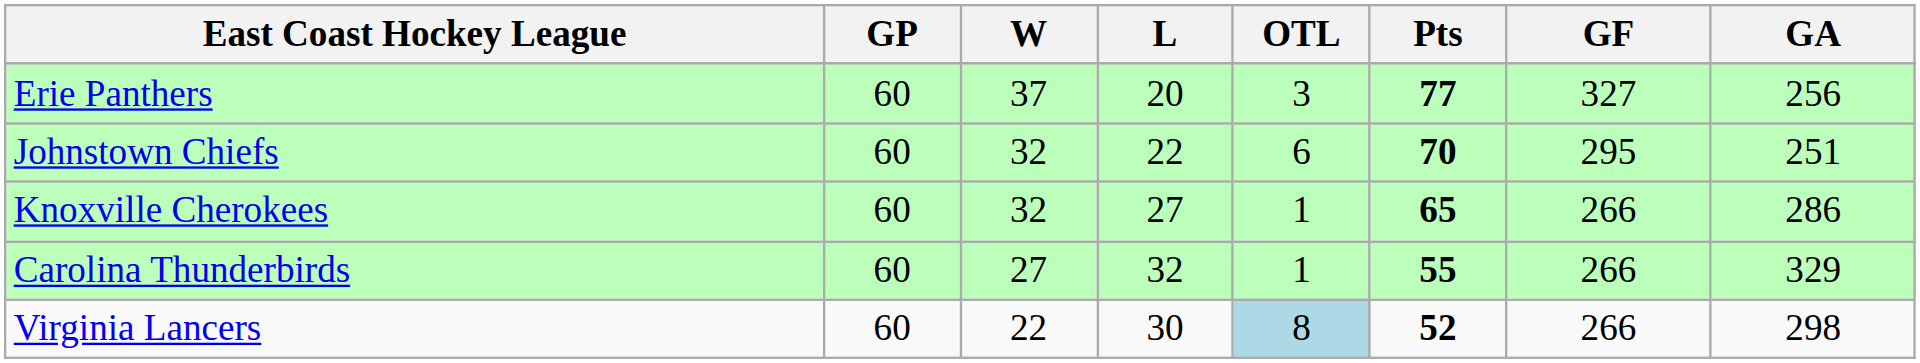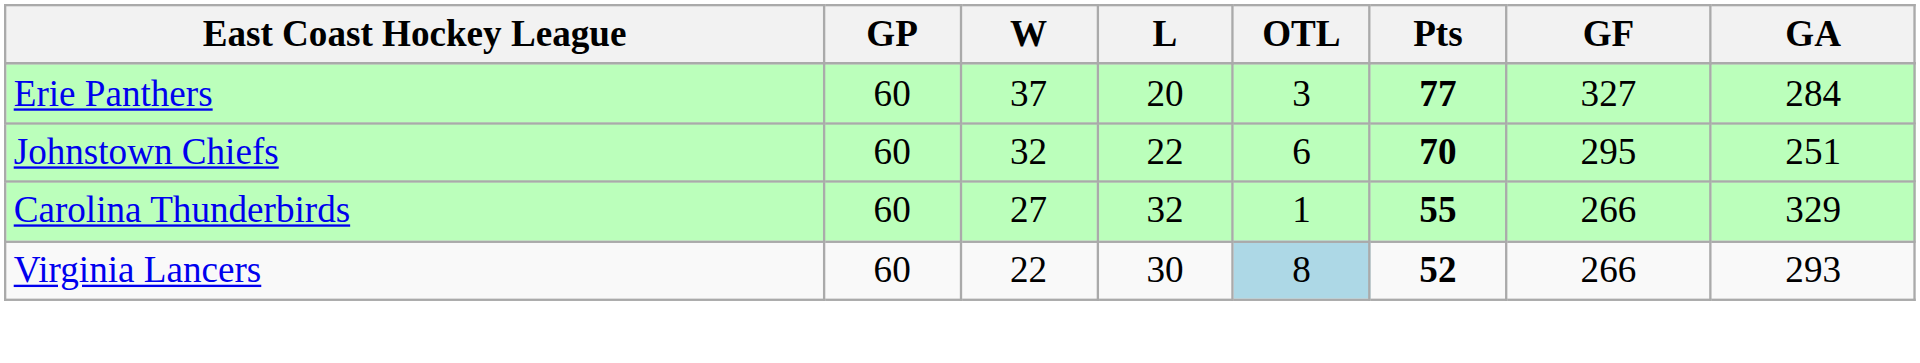(1813, 92) 256 -> (1813, 92) 284
- row: (171, 210)
(1813, 328) 298 -> (1813, 269) 293
